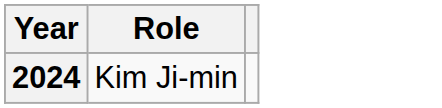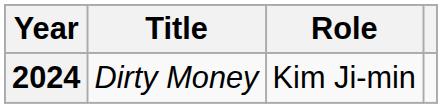+ column: (176, 28)
